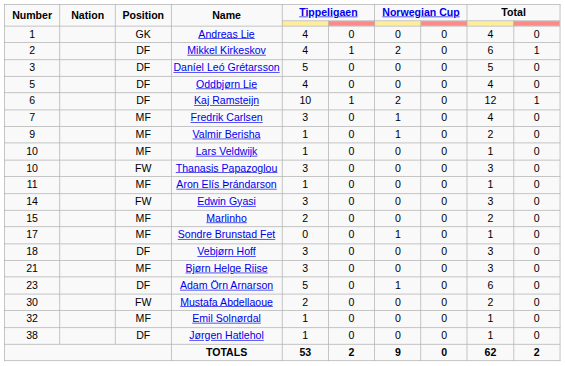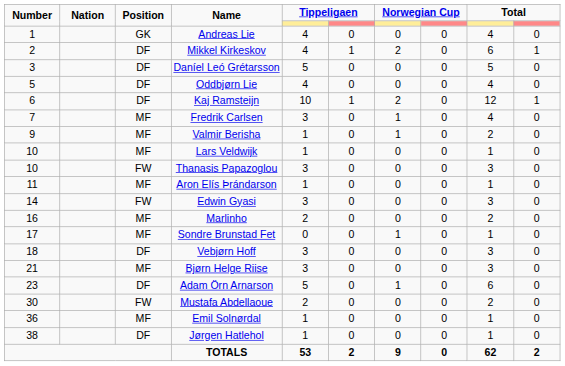(32, 218) 15 -> (32, 218) 16
(32, 319) 32 -> (32, 319) 36
